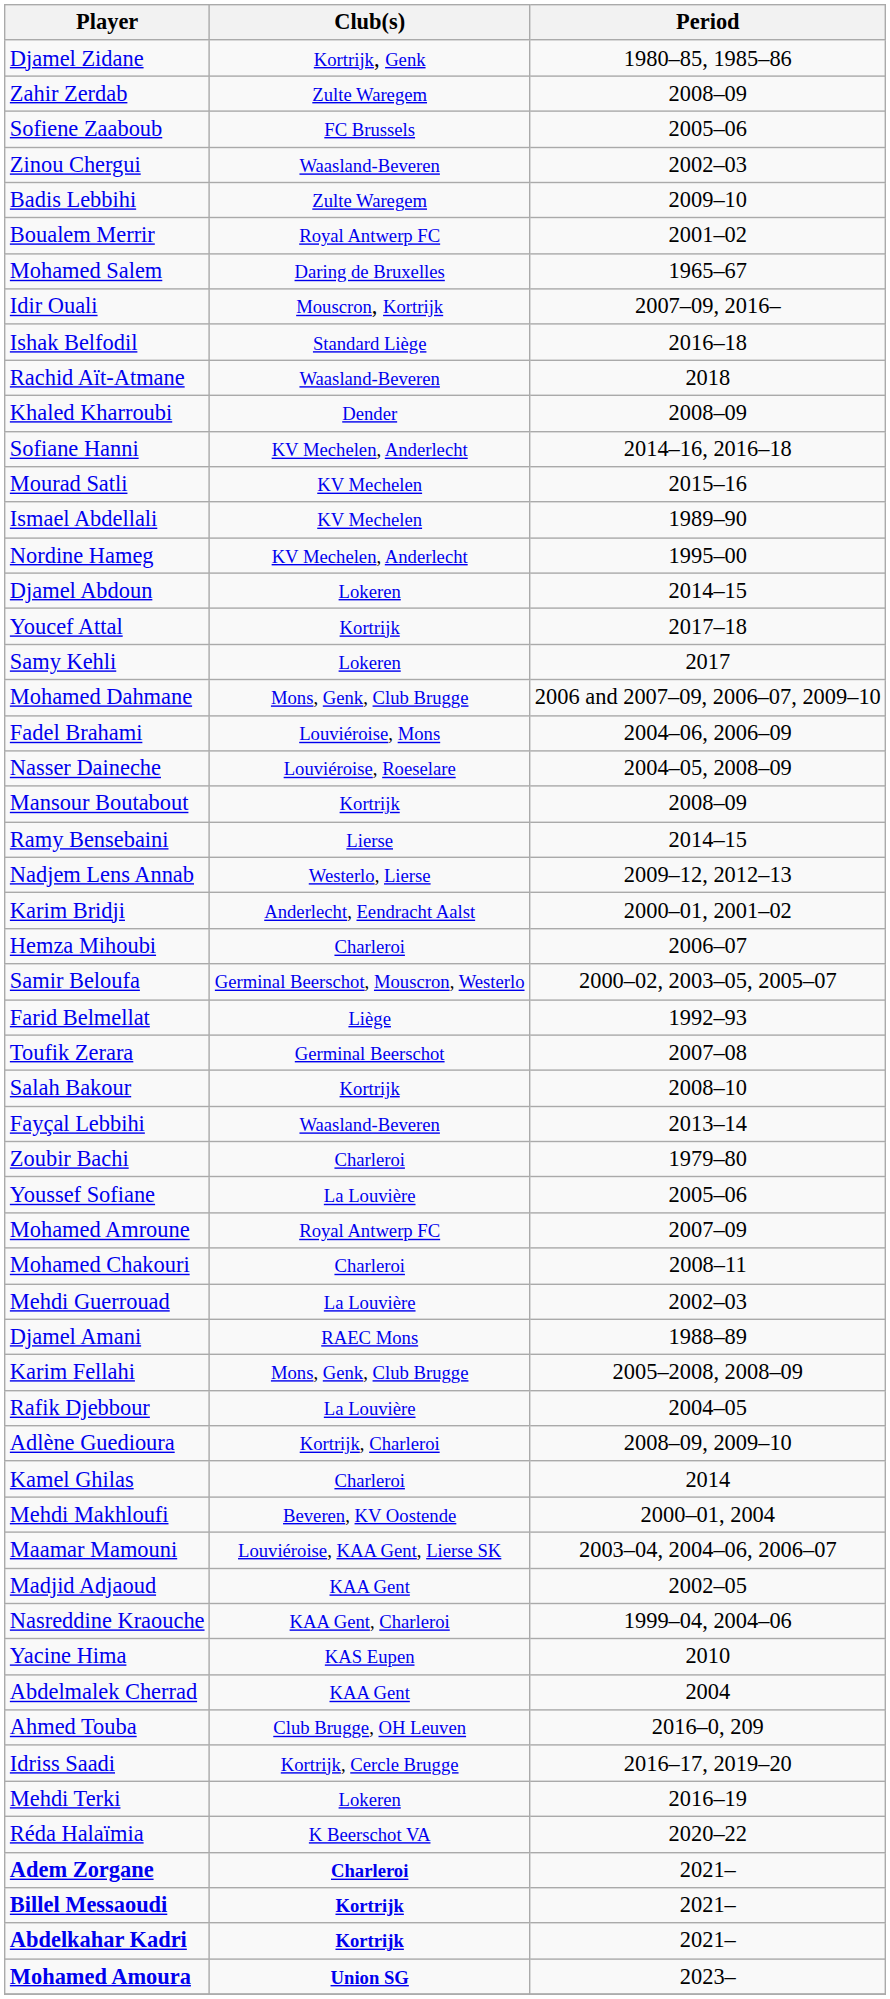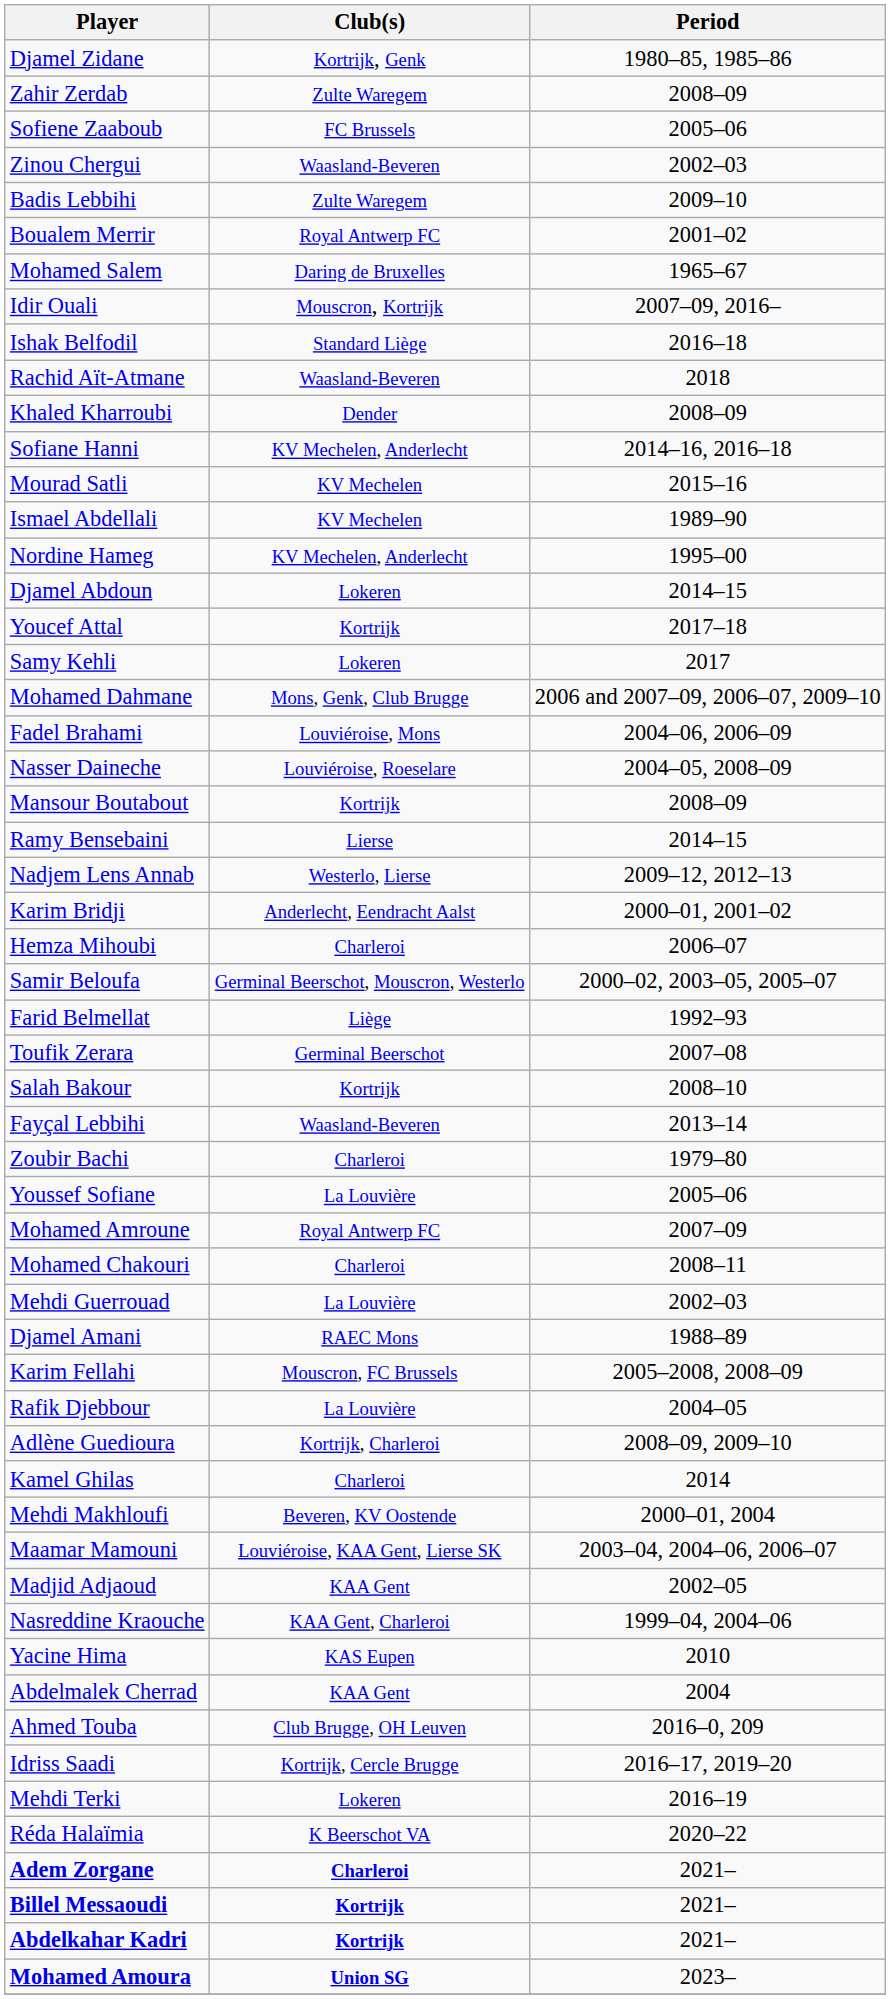(370, 1373) Mons, Genk, Club Brugge -> (370, 1373) Mouscron, FC Brussels
